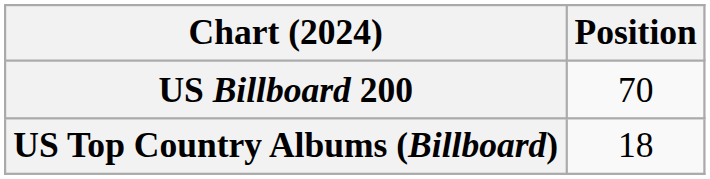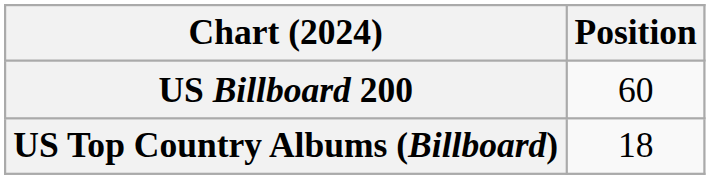(636, 88) 70 -> (636, 88) 60
